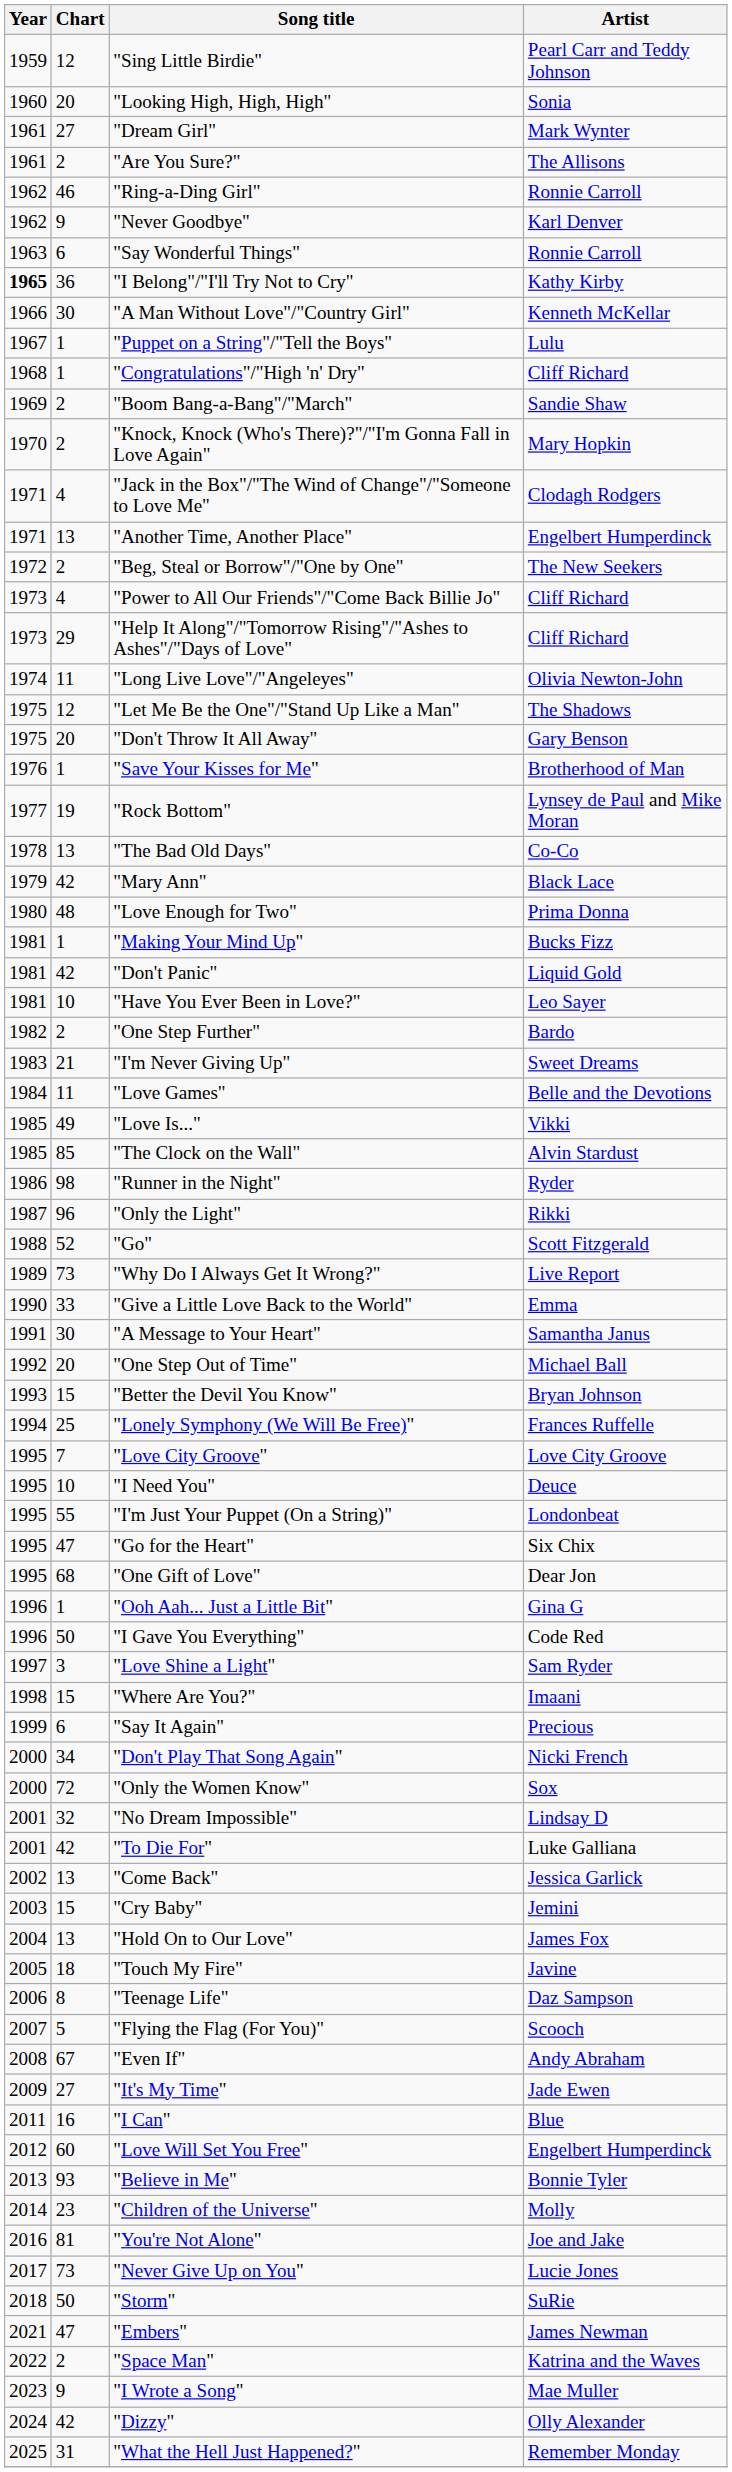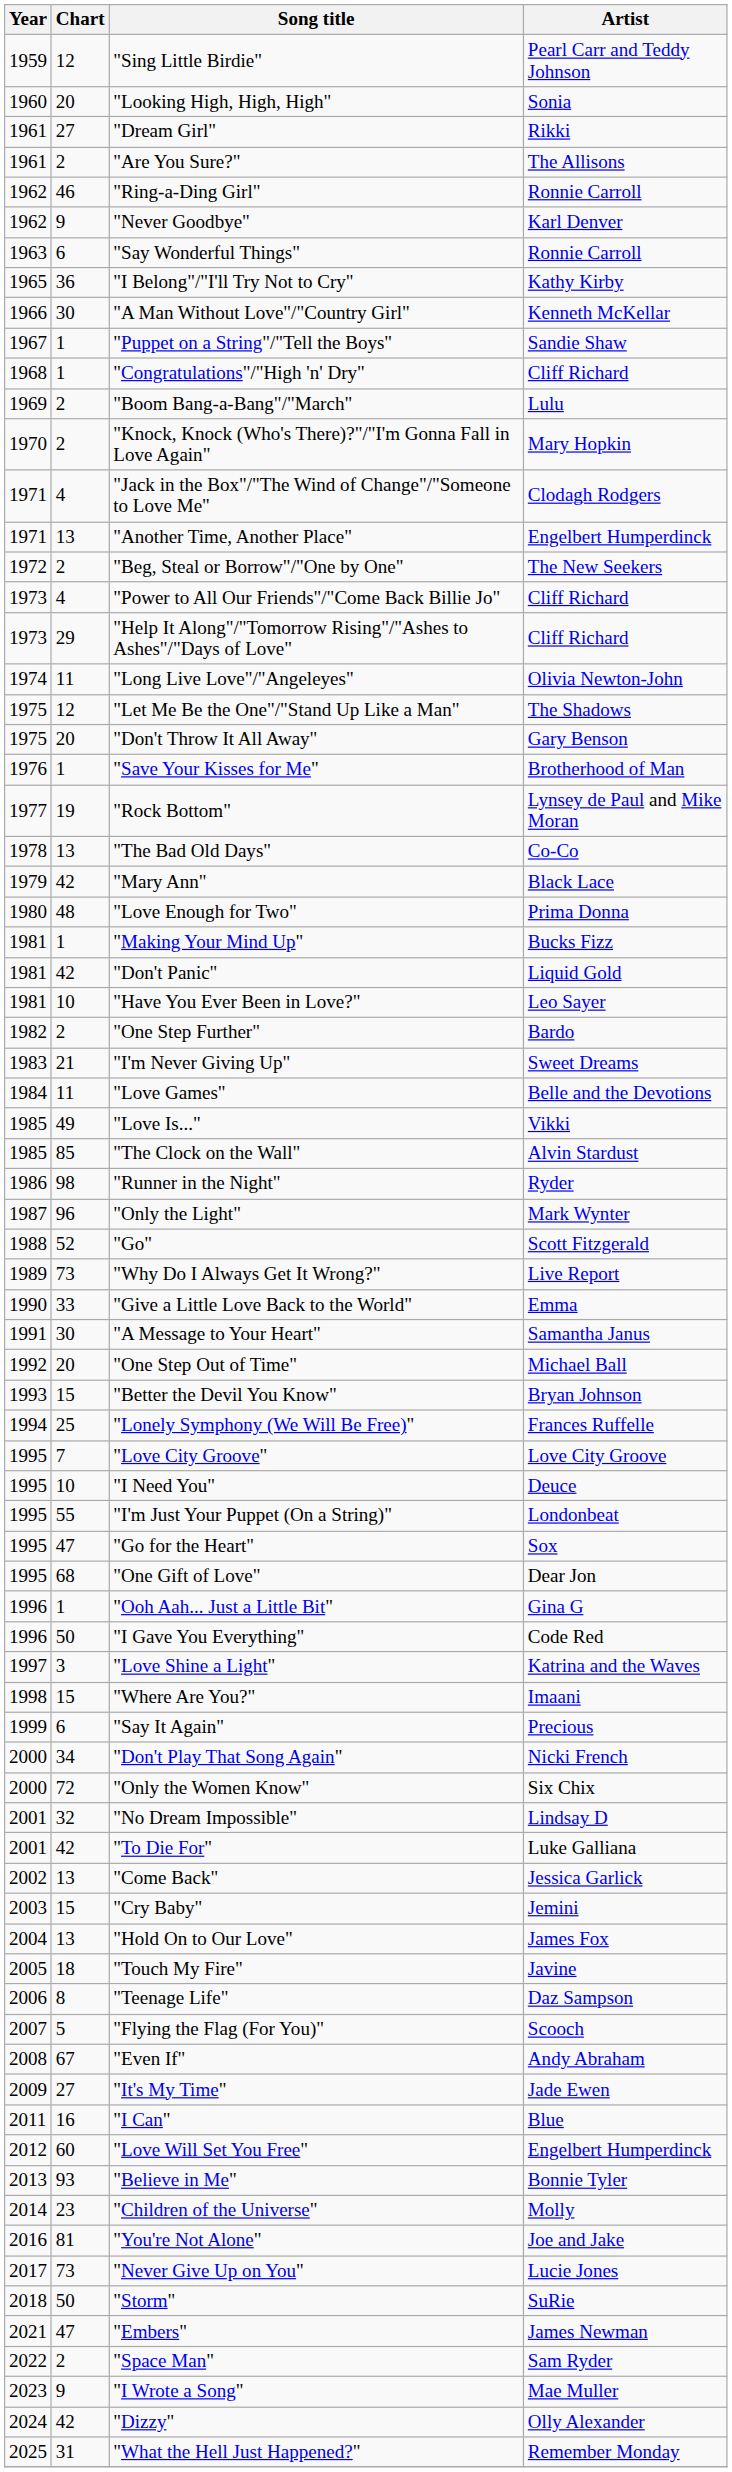(579, 131) Mark Wynter -> (549, 131) Rikki
(28, 282) bold -> (28, 282) normal
(546, 342) Lulu -> (577, 342) Sandie Shaw
(577, 403) Sandie Shaw -> (546, 403) Lulu
(549, 1213) Rikki -> (579, 1213) Mark Wynter
(561, 1545) Six Chix -> (543, 1545) Sox
(570, 1666) Sam Ryder -> (614, 1666) Katrina and the Waves
(543, 1787) Sox -> (561, 1787) Six Chix
(614, 2361) Katrina and the Waves -> (570, 2361) Sam Ryder
